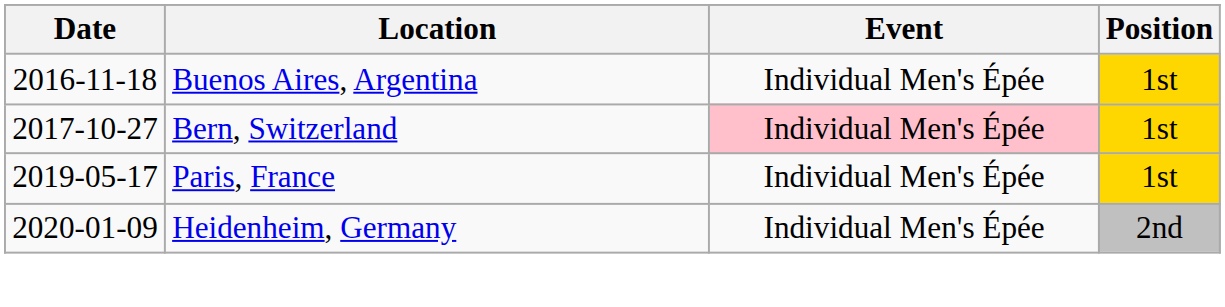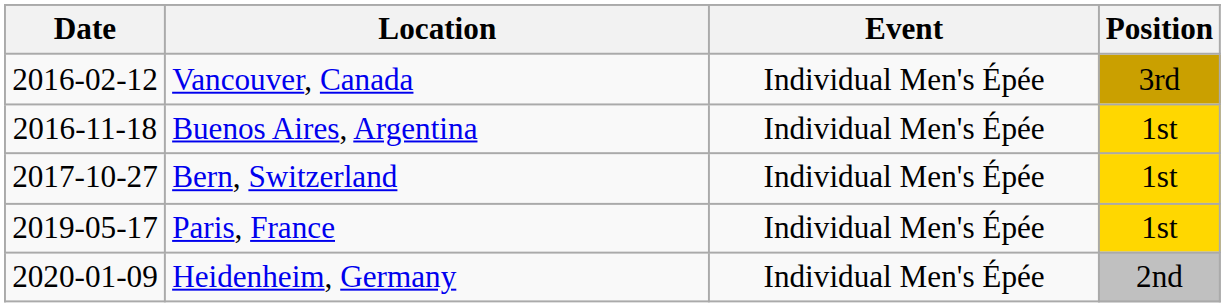+ row: (293, 78)
(904, 128) pink background -> (904, 177) no background
